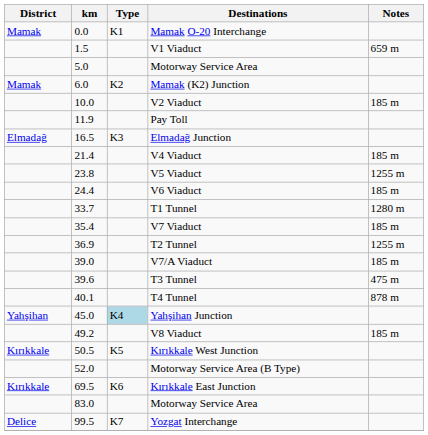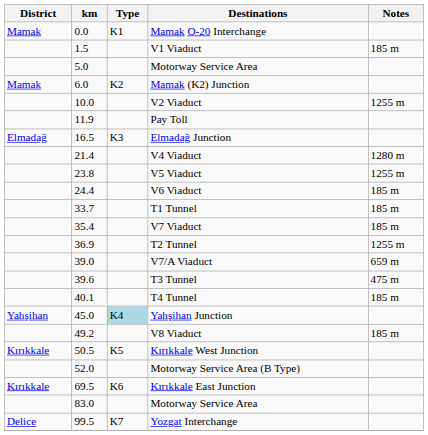(385, 48) 659 m -> (385, 48) 185 m
(385, 102) 185 m -> (388, 102) 1255 m
(385, 155) 185 m -> (388, 155) 1280 m
(388, 208) 1280 m -> (385, 208) 185 m
(385, 262) 185 m -> (385, 262) 659 m
(385, 297) 878 m -> (385, 297) 185 m
